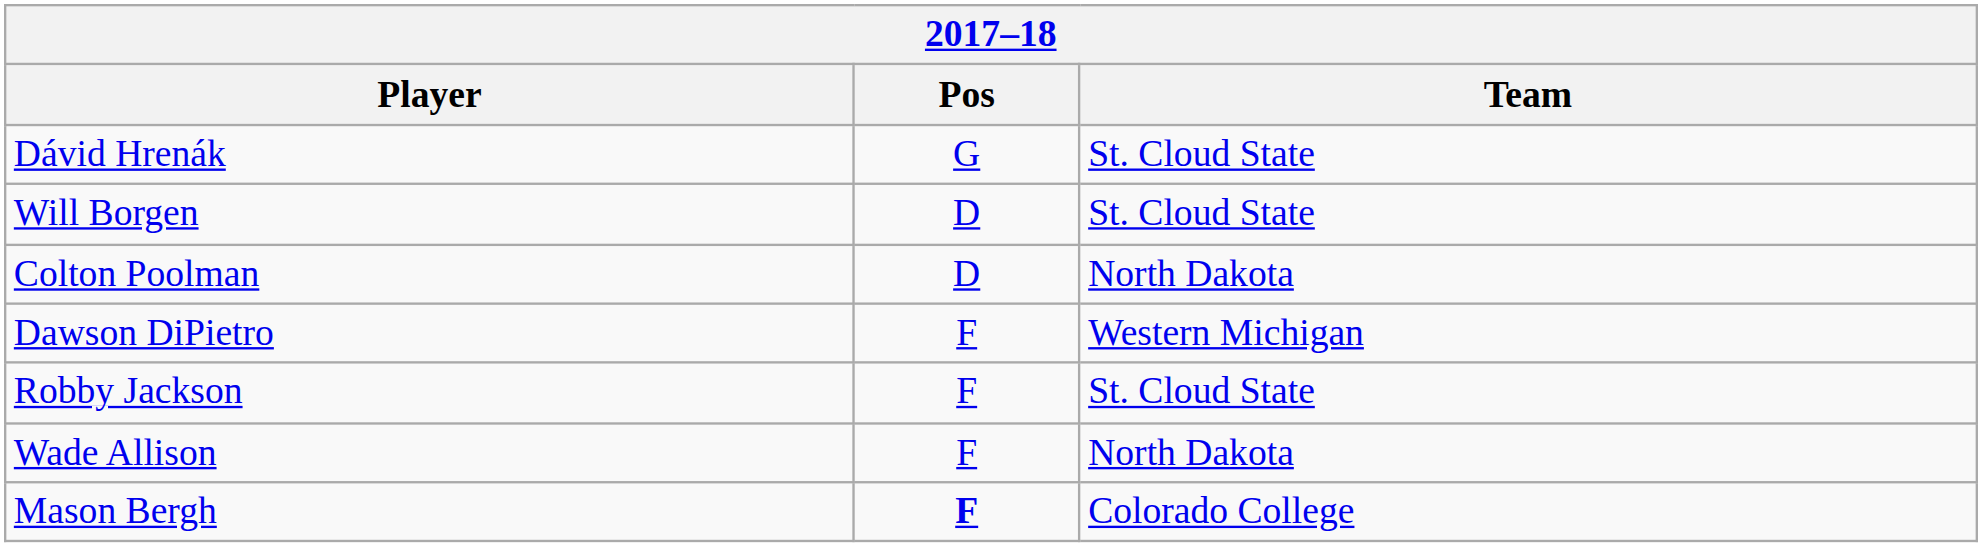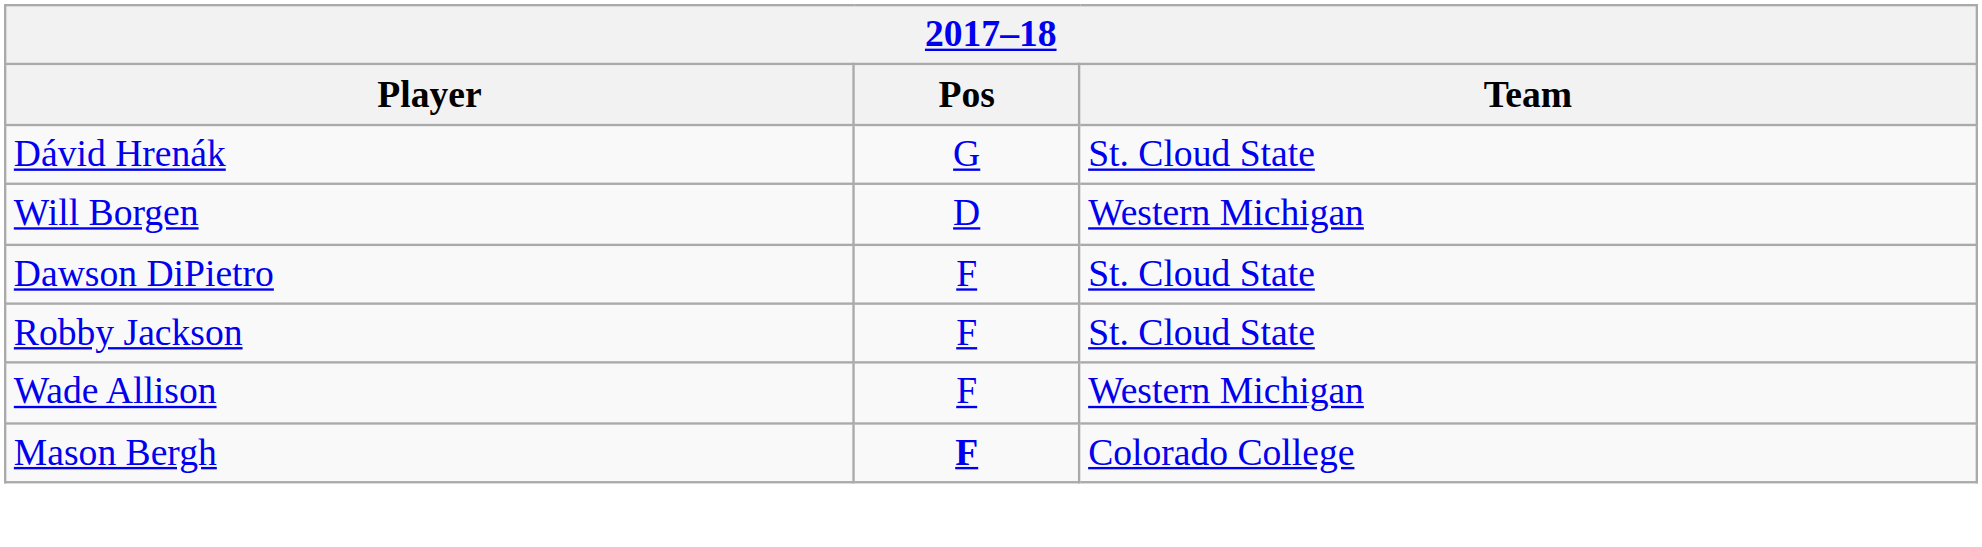(1201, 213) St. Cloud State -> (1226, 213) Western Michigan
- row: (137, 272)
(1226, 332) Western Michigan -> (1201, 272) St. Cloud State
(1191, 451) North Dakota -> (1226, 392) Western Michigan
